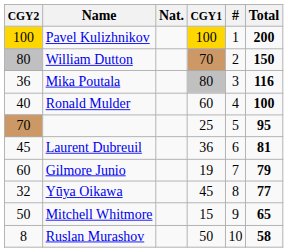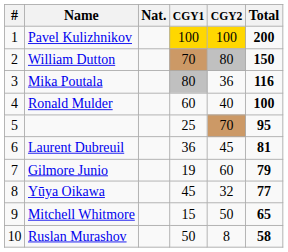columns swapped: (235, 15) <-> (23, 16)
